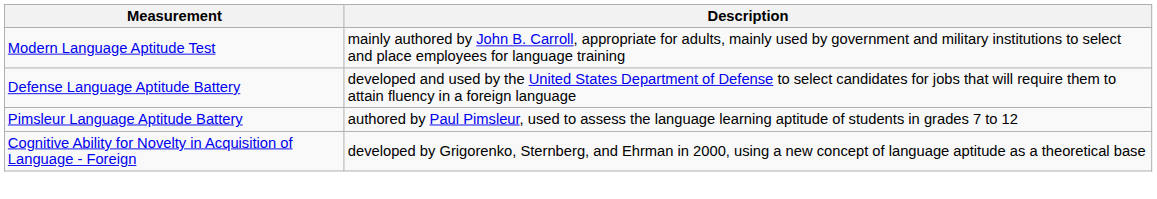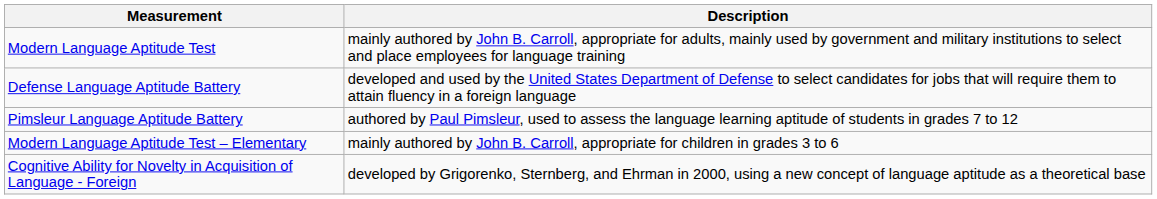+ row: (157, 142)
